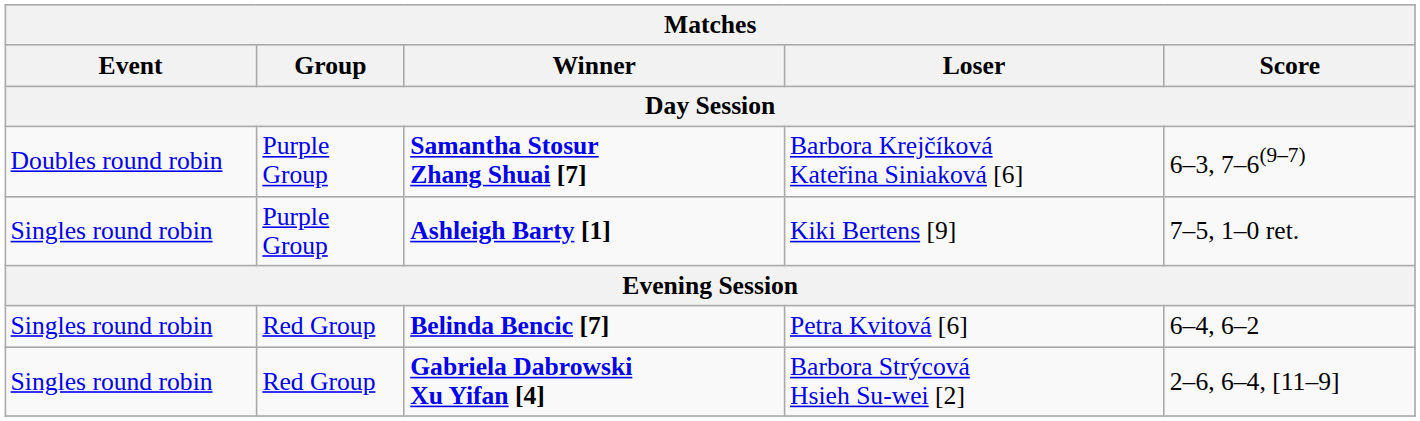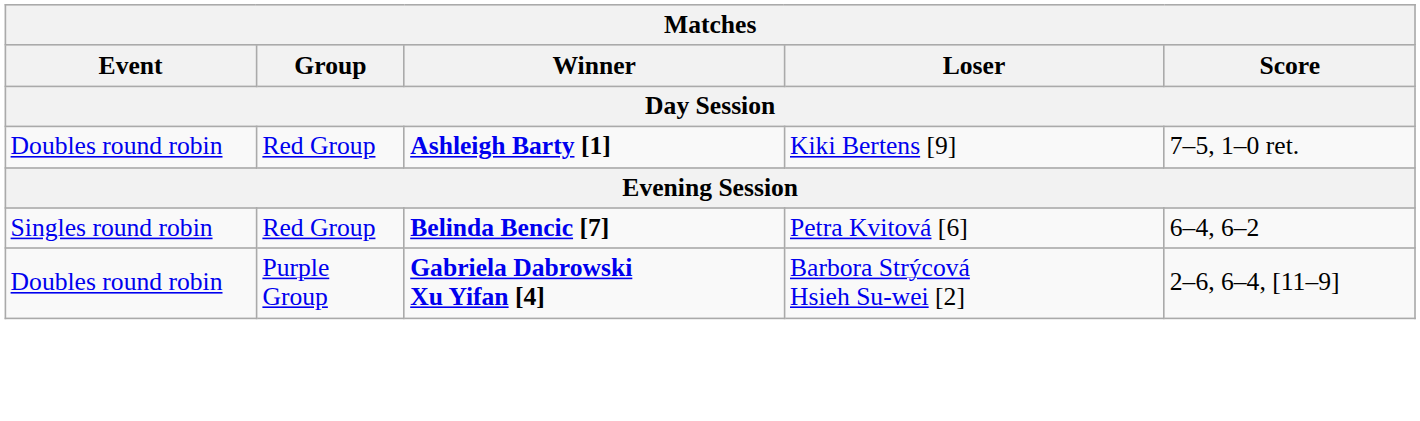- row: (504, 160)
(112, 230) Singles round robin -> (117, 146) Doubles round robin
(296, 230) Purple Group -> (319, 146) Red Group
(112, 380) Singles round robin -> (117, 282) Doubles round robin
(319, 380) Red Group -> (296, 282) Purple Group
